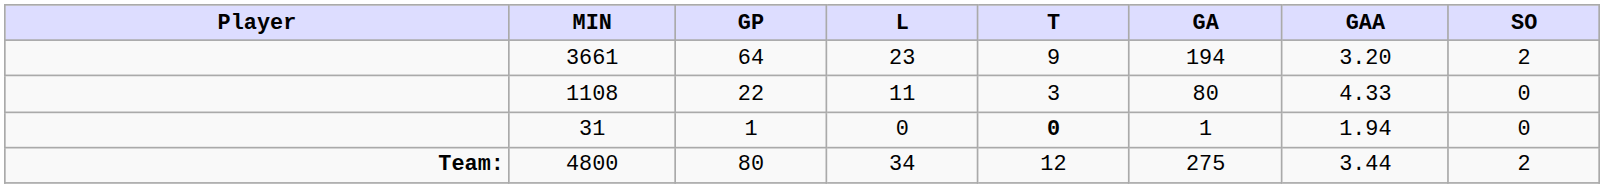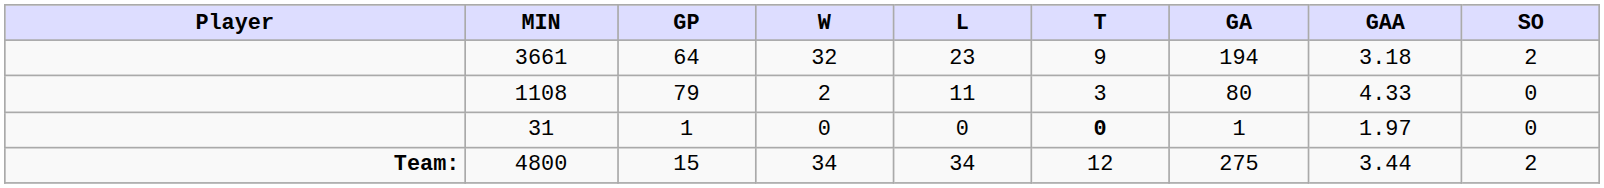+ column: (824, 23)
(1365, 58) 3.20 -> (1385, 58) 3.18
(751, 94) 22 -> (686, 94) 79
(1365, 129) 1.94 -> (1385, 129) 1.97
(751, 165) 80 -> (686, 165) 15
